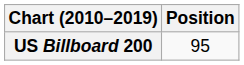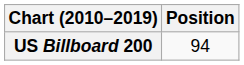(200, 45) 95 -> (200, 45) 94
